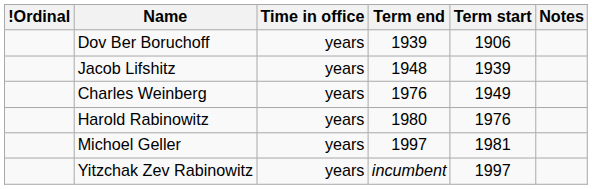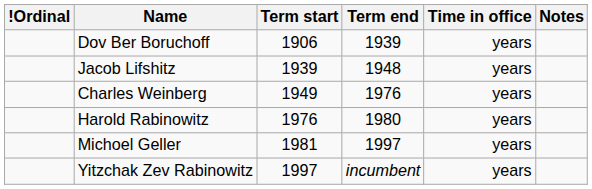columns swapped: (493, 17) <-> (312, 17)
